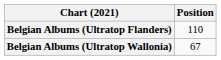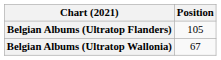(195, 30) 110 -> (195, 30) 105
